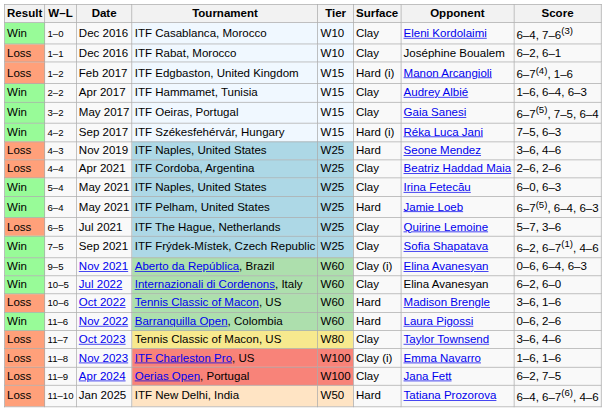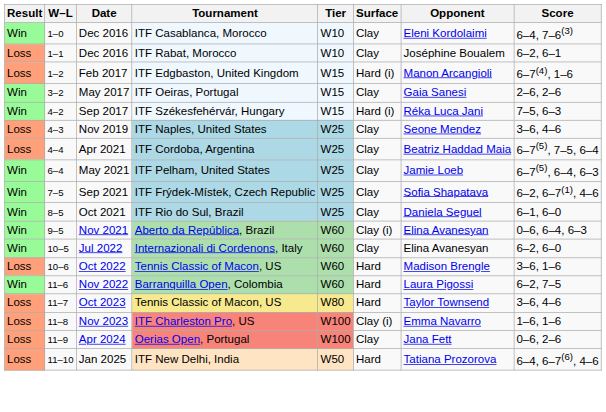- row: (102, 92)
(558, 112) 6–7(5), 7–5, 6–4 -> (539, 92) 2–6, 2–6
(368, 150) Hard -> (367, 129) Clay
(539, 169) 2–6, 2–6 -> (558, 149) 6–7(5), 7–5, 6–4
- row: (104, 187)
(368, 207) Hard -> (367, 170) Clay
- row: (101, 227)
+ row: (102, 211)
(539, 321) 0–6, 2–6 -> (539, 284) 6–2, 7–5
(367, 339) Clay -> (368, 303) Hard
(539, 376) 6–2, 7–5 -> (539, 339) 0–6, 2–6
